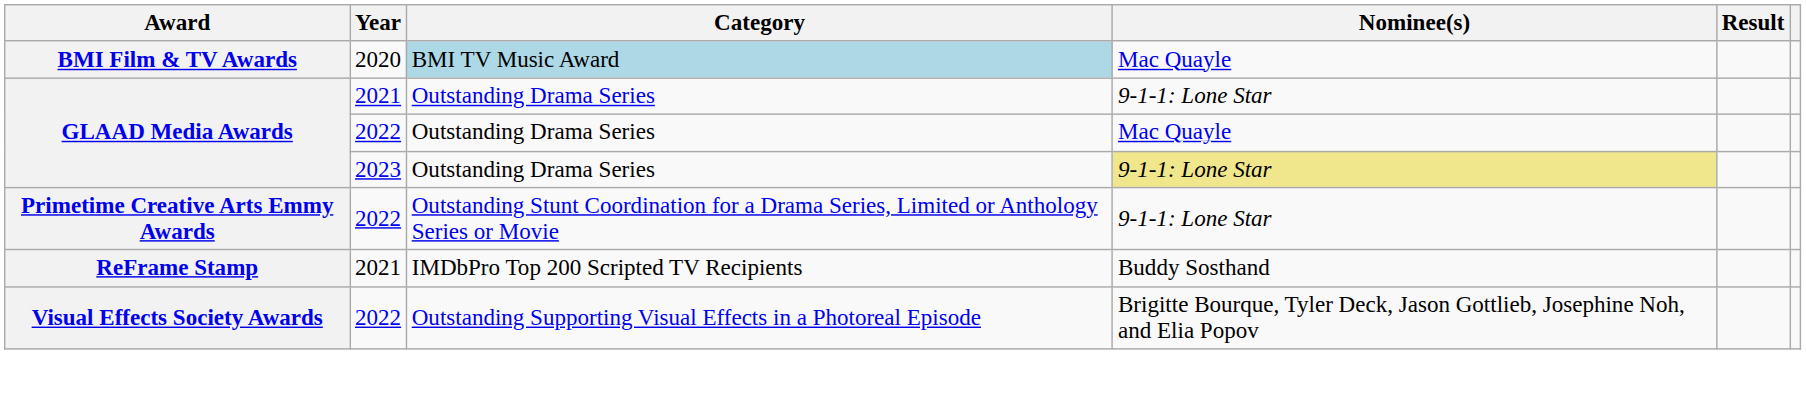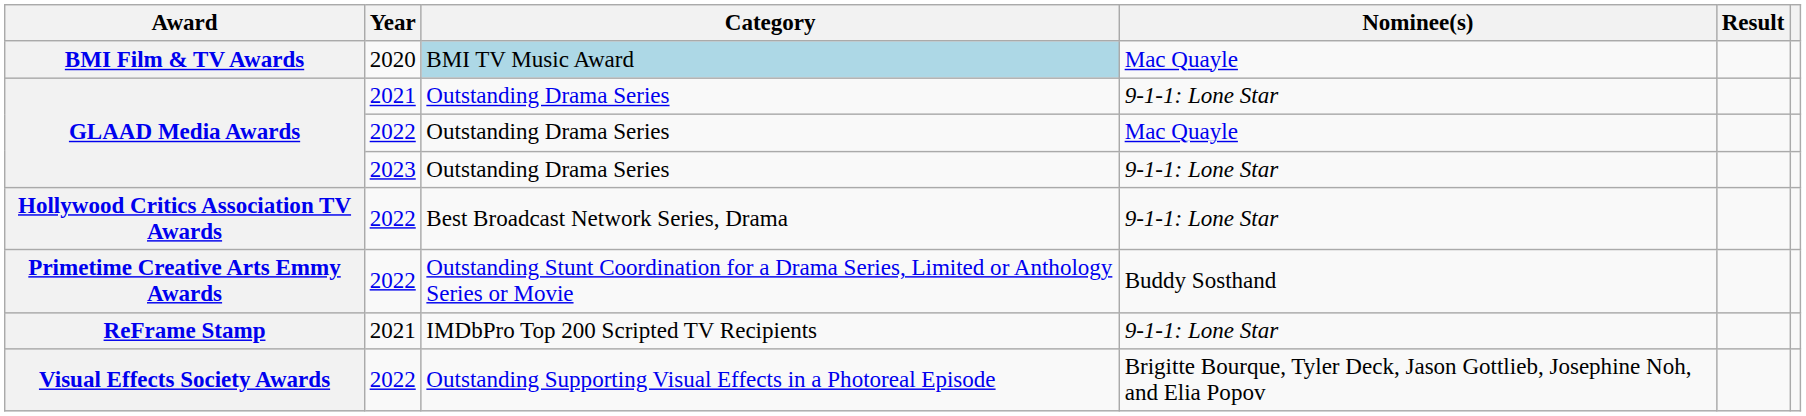(1195, 168) khaki background -> (1201, 168) no background
+ row: (185, 218)
(1195, 218) 9-1-1: Lone Star -> (1201, 280) Buddy Sosthand
(1194, 267) Buddy Sosthand -> (1201, 330) 9-1-1: Lone Star
